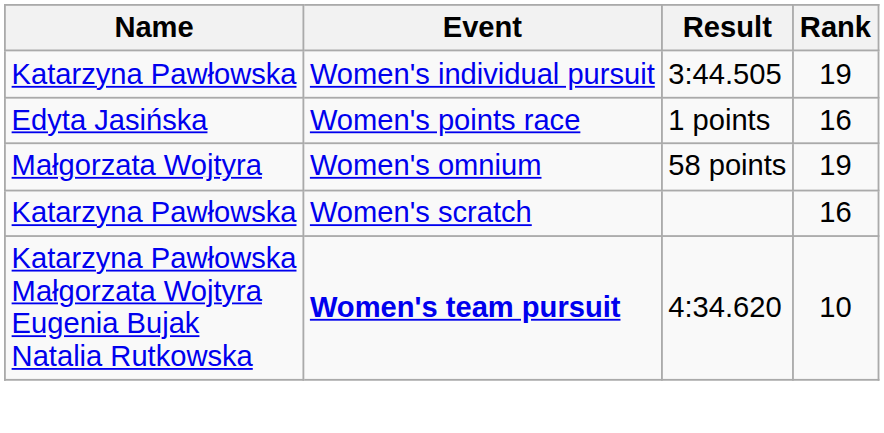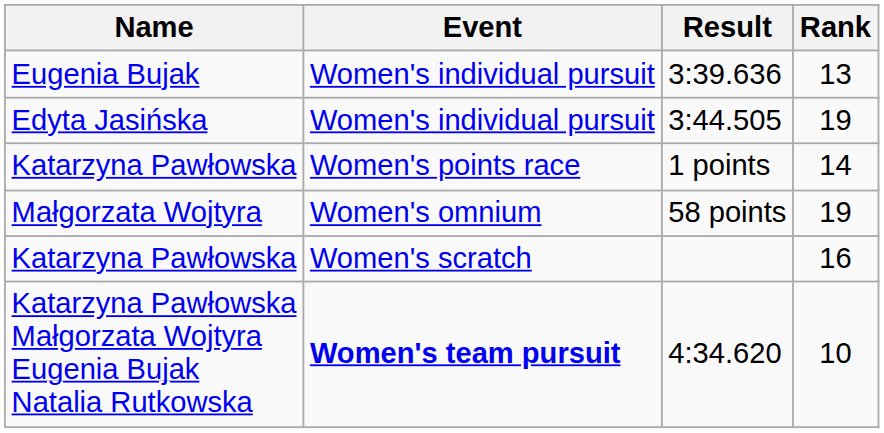+ row: (725, 73)
(154, 73) Katarzyna Pawłowska -> (110, 119) Edyta Jasińska
(110, 119) Edyta Jasińska -> (154, 166) Katarzyna Pawłowska
(835, 119) 16 -> (835, 166) 14
